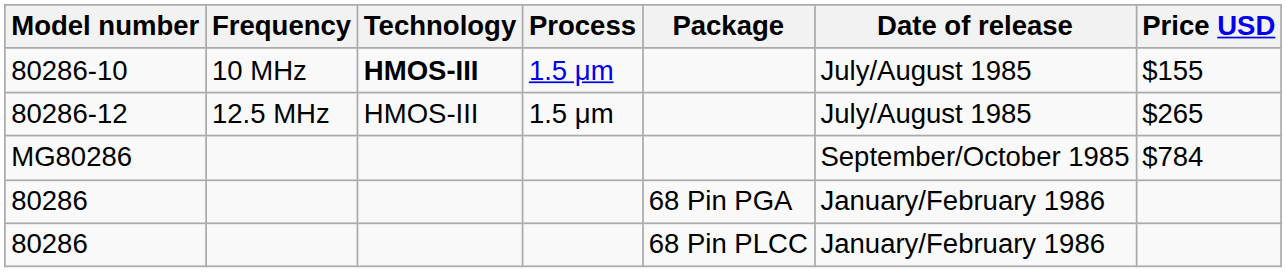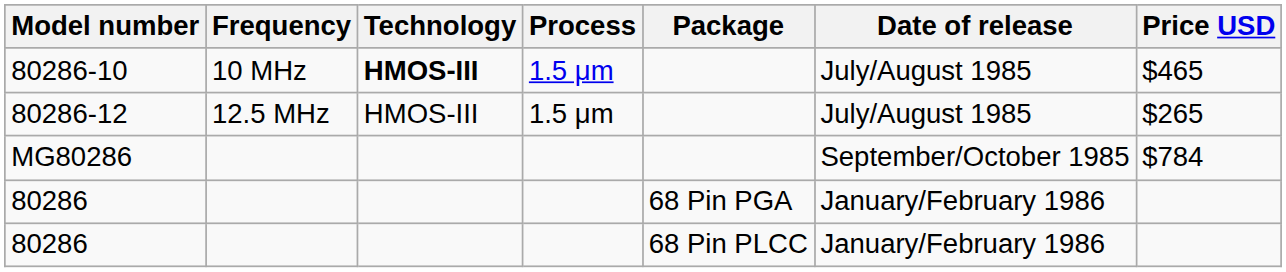(1173, 69) $155 -> (1173, 69) $465
